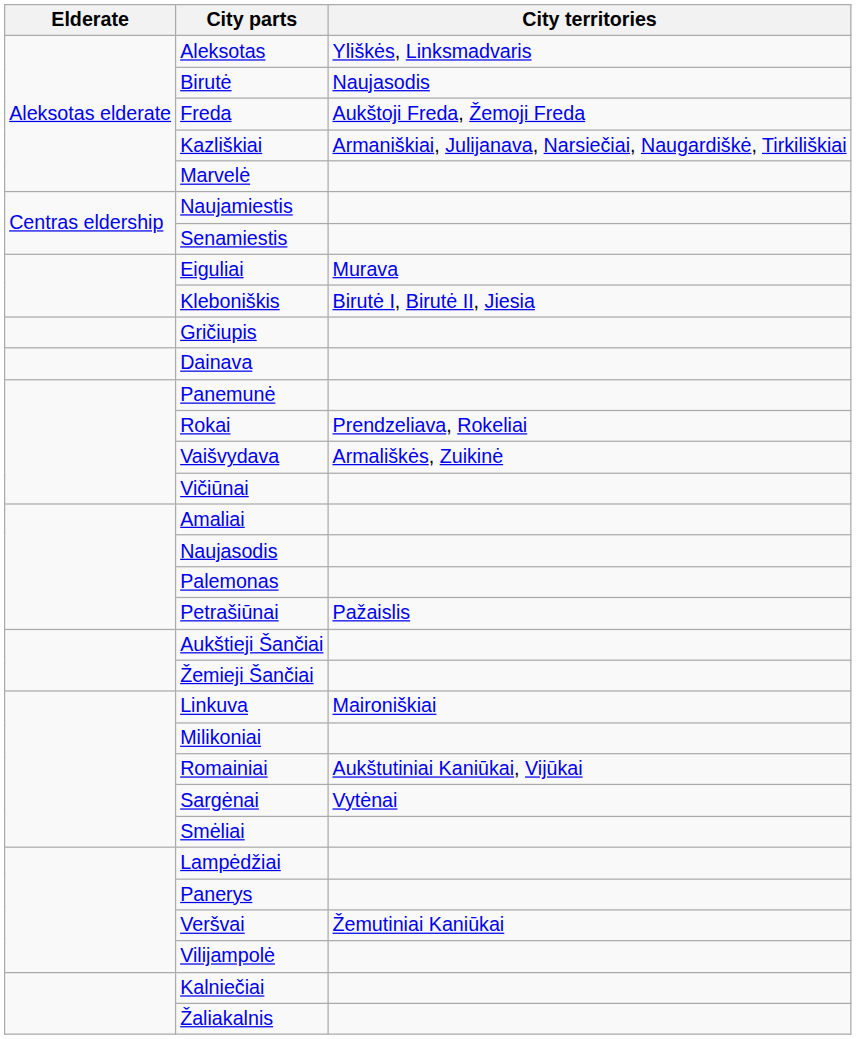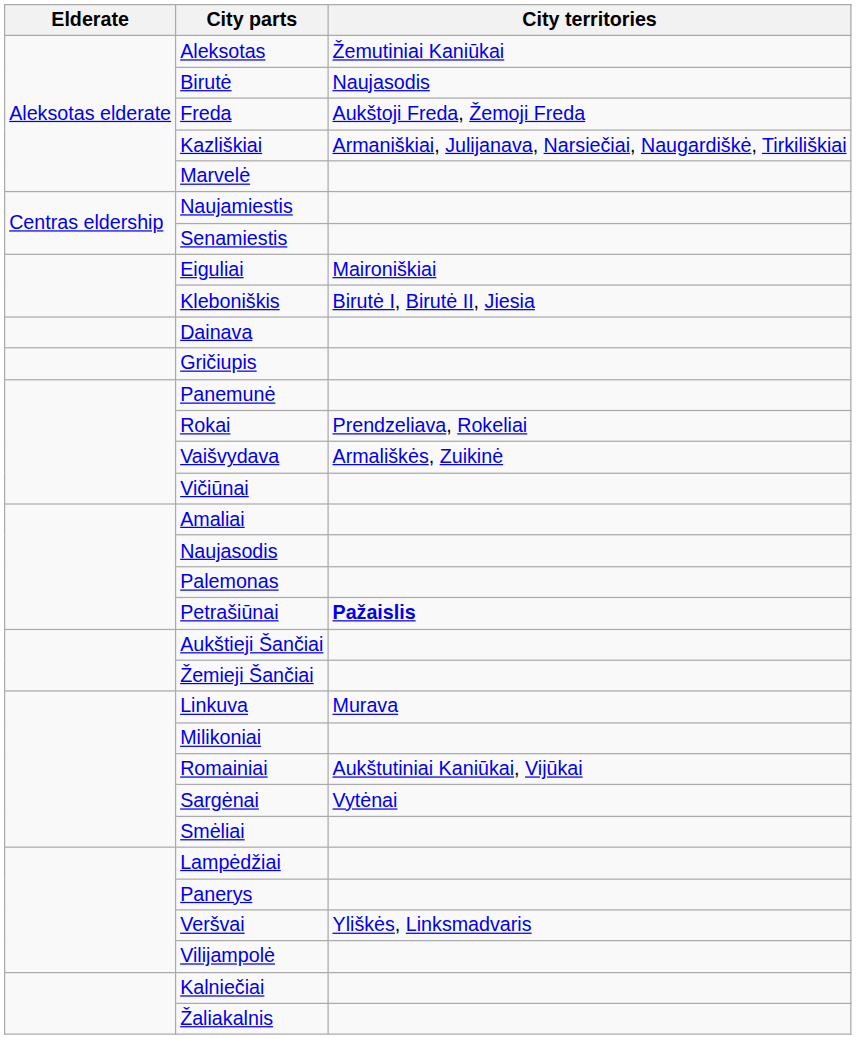(432, 51) Yliškės, Linksmadvaris -> (418, 51) Žemutiniai Kaniūkai
(365, 269) Murava -> (384, 269) Maironiškiai
rows swapped: (216, 363) <-> (218, 332)
(371, 613) normal -> (374, 613) bold
(384, 706) Maironiškiai -> (365, 706) Murava
(418, 925) Žemutiniai Kaniūkai -> (432, 925) Yliškės, Linksmadvaris
